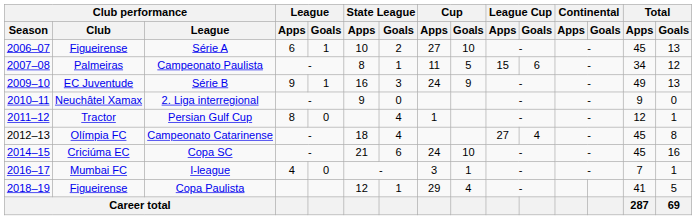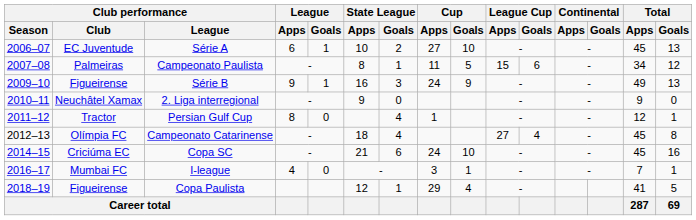(99, 48) Figueirense -> (99, 48) EC Juventude
(99, 83) EC Juventude -> (99, 83) Figueirense
